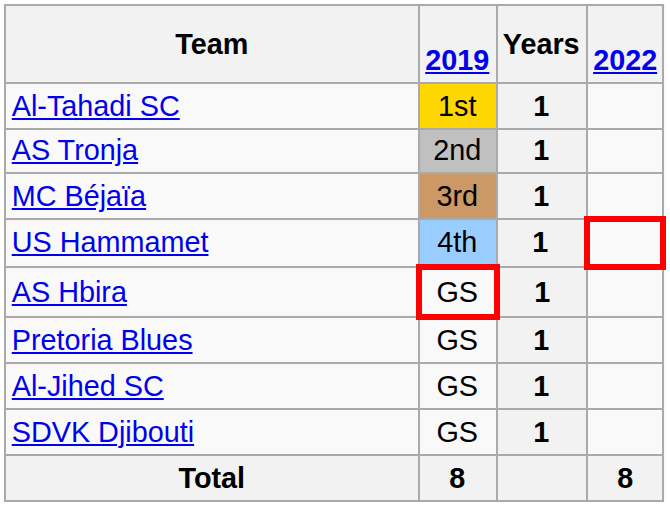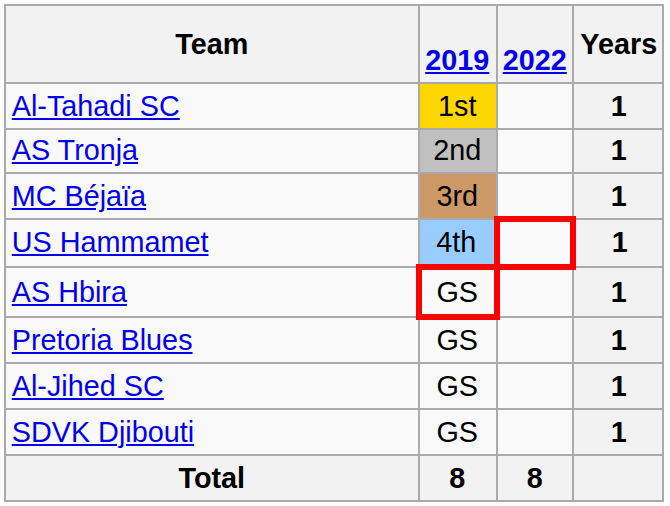columns swapped: (625, 60) <-> (541, 44)
